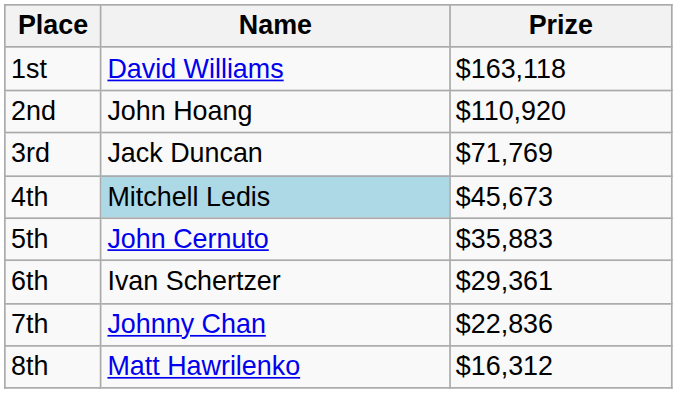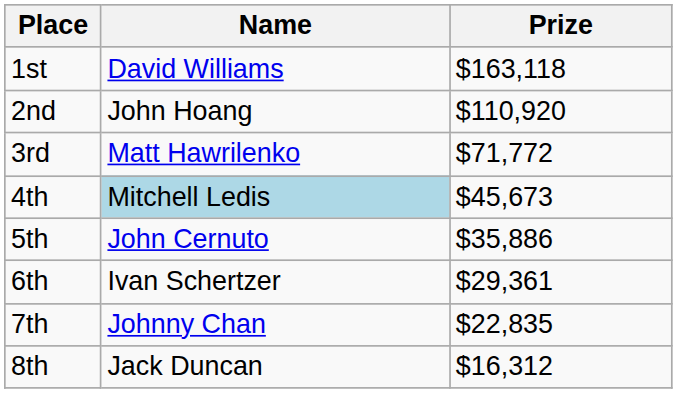(185, 153) Jack Duncan -> (204, 153) Matt Hawrilenko
(504, 153) $71,769 -> (504, 153) $71,772
(504, 238) $35,883 -> (504, 238) $35,886
(504, 324) $22,836 -> (504, 324) $22,835
(204, 366) Matt Hawrilenko -> (185, 366) Jack Duncan
